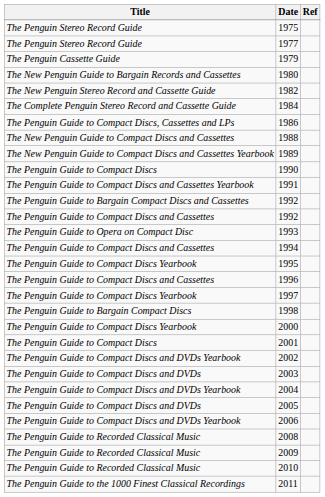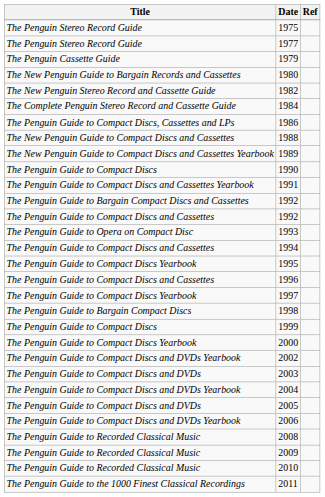+ row: (82, 327)
- row: (82, 342)
